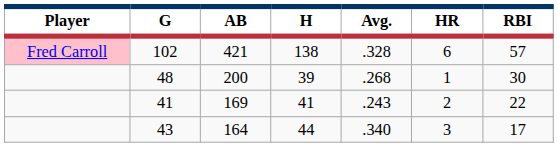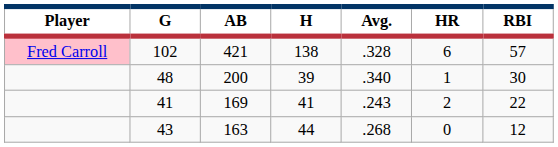(377, 77) .268 -> (377, 77) .340
(236, 129) 164 -> (236, 129) 163
(377, 129) .340 -> (377, 129) .268
(447, 129) 3 -> (447, 129) 0
(518, 129) 17 -> (518, 129) 12
